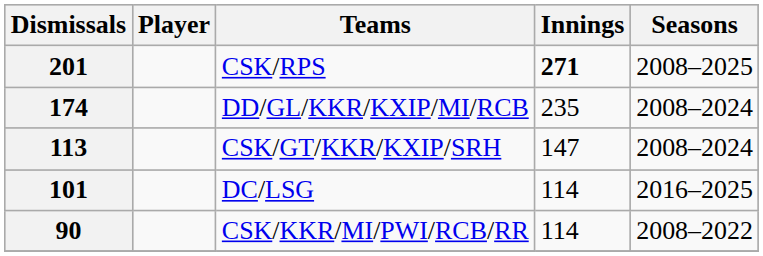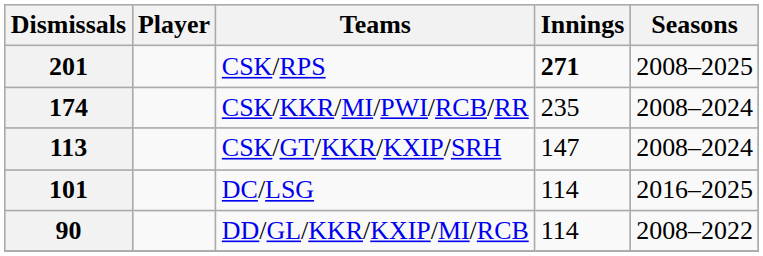(375, 107) DD/GL/KKR/KXIP/MI/RCB -> (375, 107) CSK/KKR/MI/PWI/RCB/RR
(375, 230) CSK/KKR/MI/PWI/RCB/RR -> (375, 230) DD/GL/KKR/KXIP/MI/RCB
